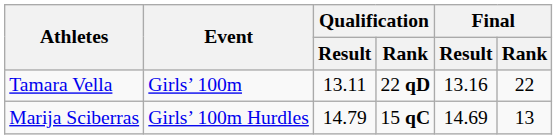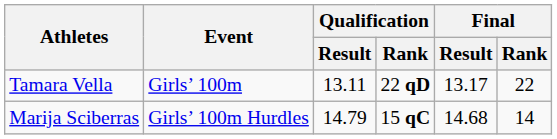(466, 85) 13.16 -> (466, 85) 13.17
(466, 117) 14.69 -> (466, 117) 14.68
(525, 117) 13 -> (525, 117) 14
